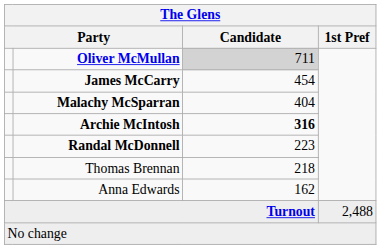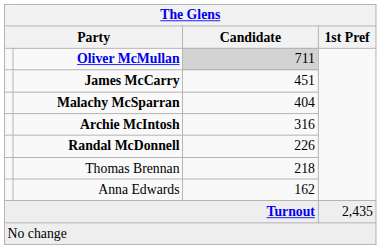(305, 80) 454 -> (305, 80) 451
(305, 124) bold -> (305, 124) normal
(305, 146) 223 -> (305, 146) 226
(357, 211) 2,488 -> (357, 211) 2,435
